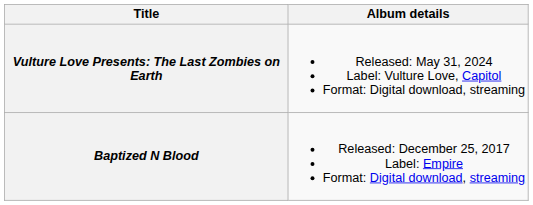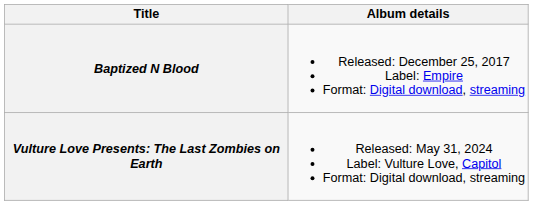rows swapped: (146, 156) <-> (146, 68)
